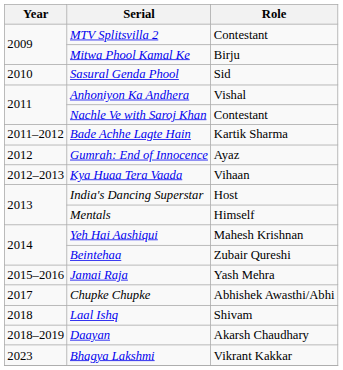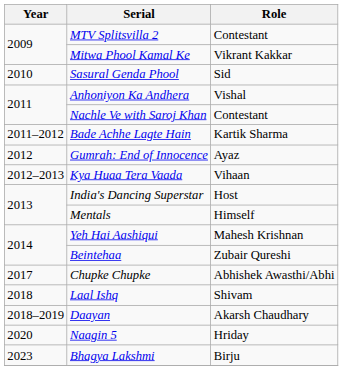(227, 54) Birju -> (253, 54) Vikrant Kakkar
- row: (99, 275)
+ row: (93, 335)
(253, 355) Vikrant Kakkar -> (227, 355) Birju
